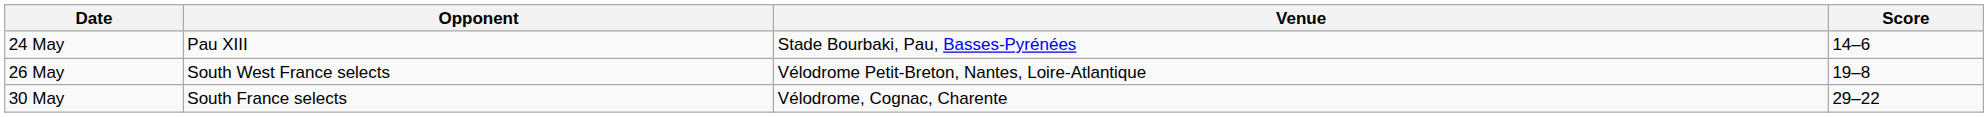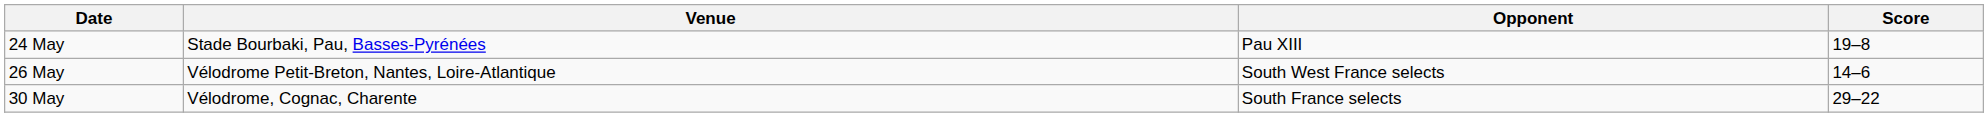columns swapped: (479, 18) <-> (1301, 18)
(1851, 44) 14–6 -> (1851, 44) 19–8
(1851, 71) 19–8 -> (1851, 71) 14–6
